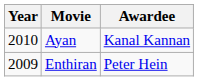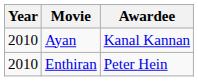(23, 64) 2009 -> (23, 64) 2010
